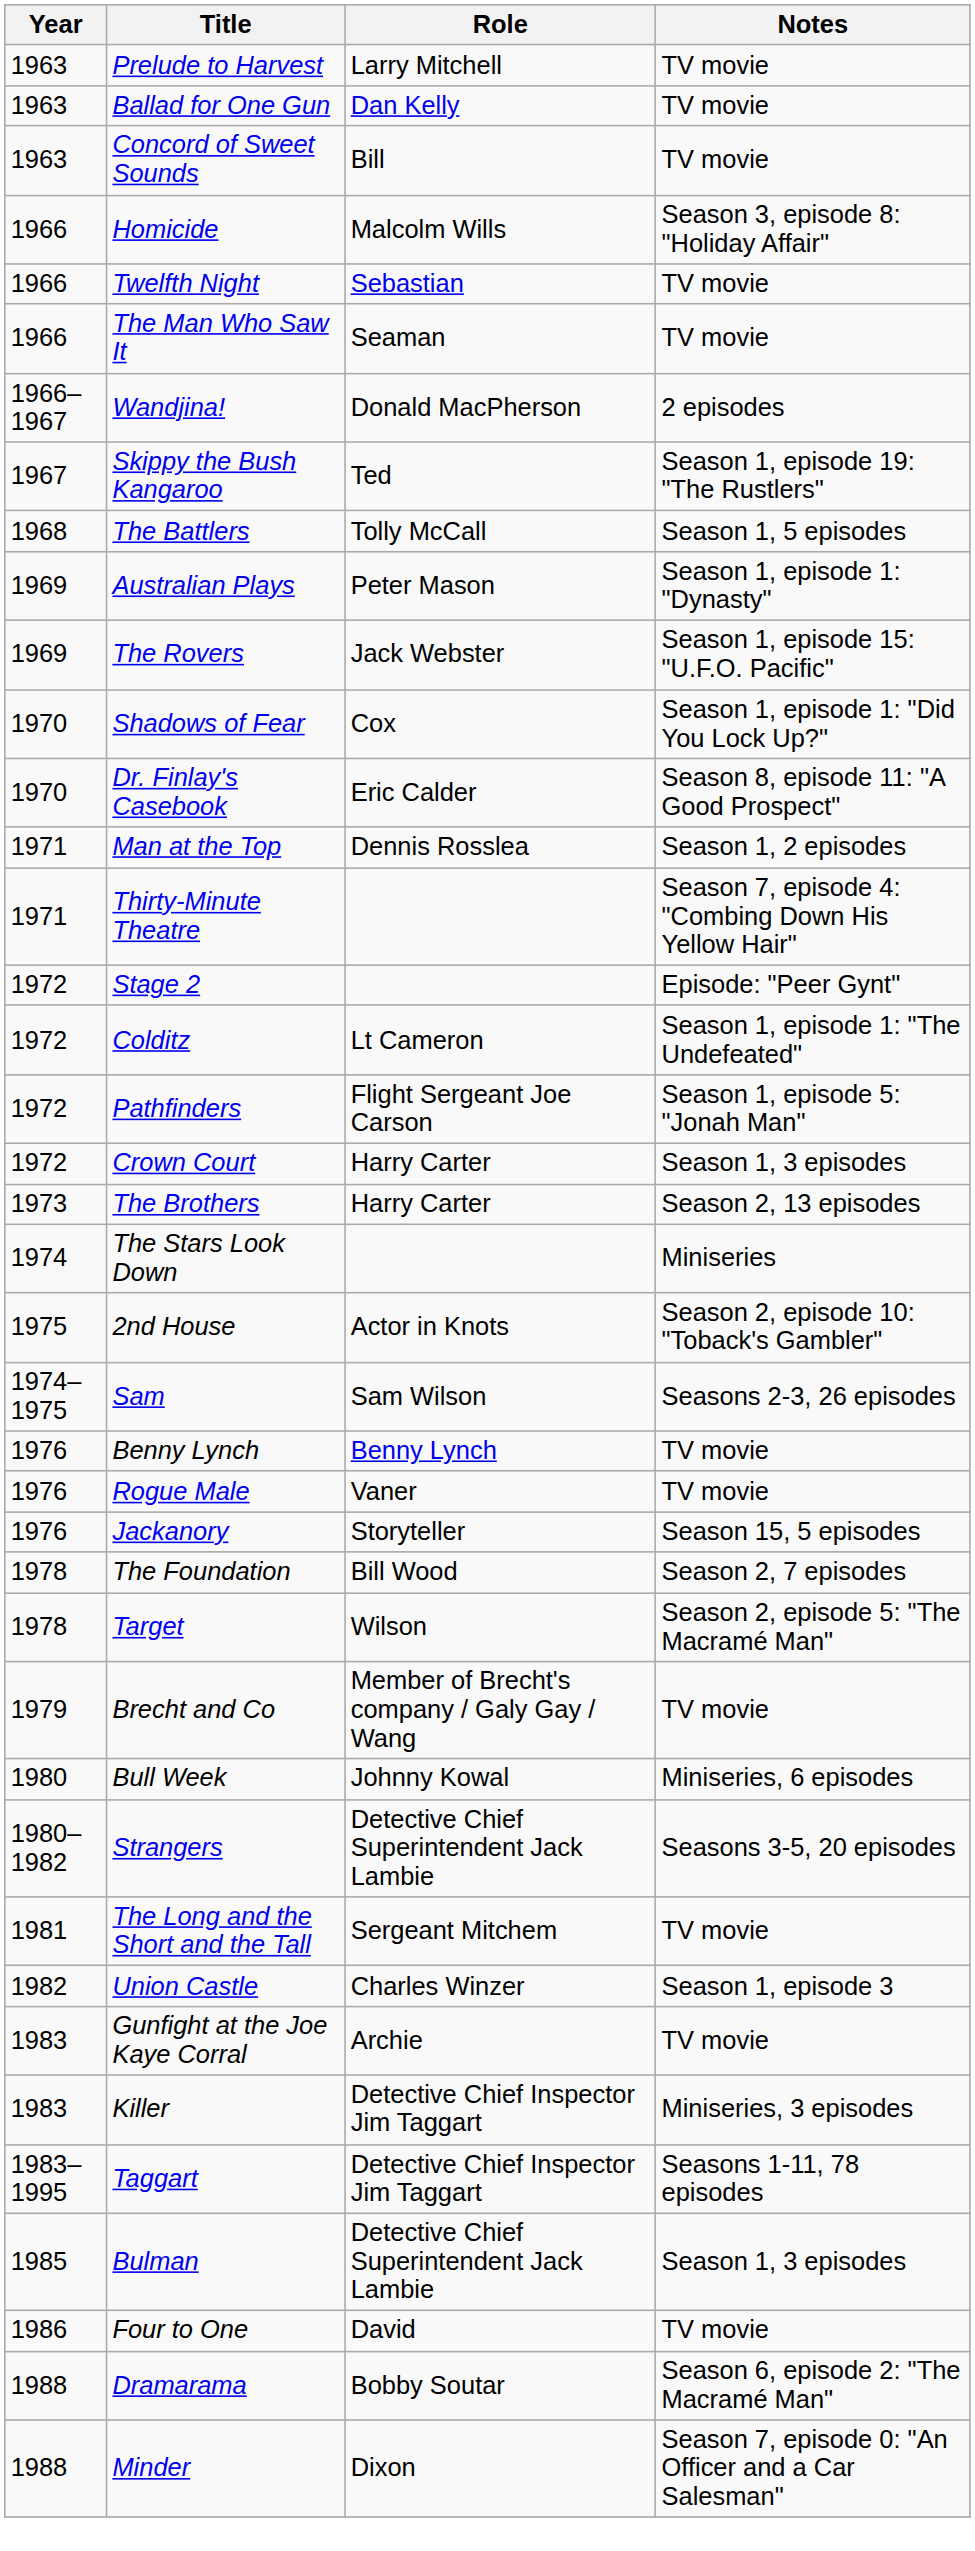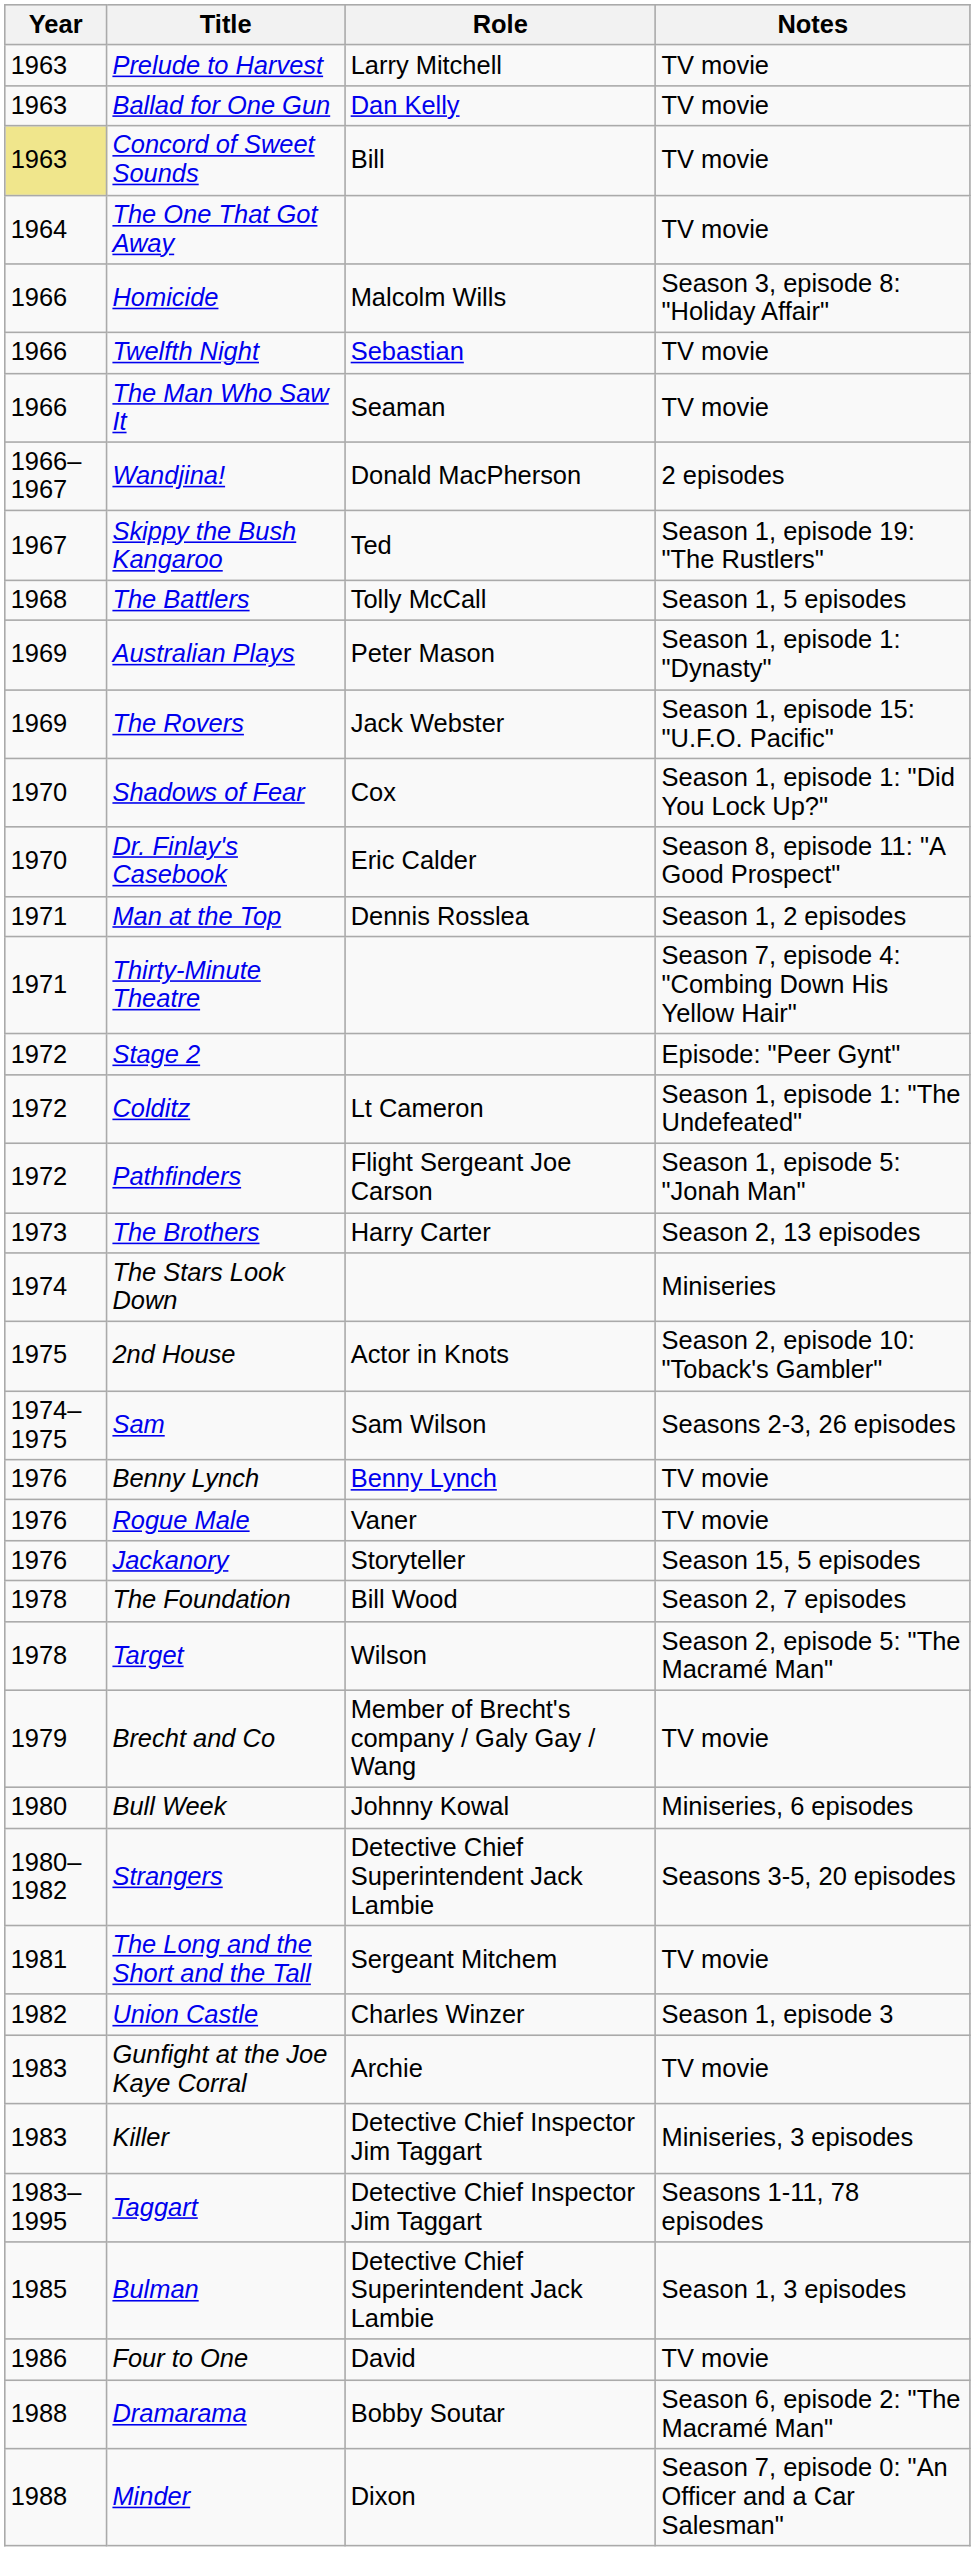(39, 160) no background -> (39, 160) khaki background
+ row: (215, 228)
- row: (184, 1163)
